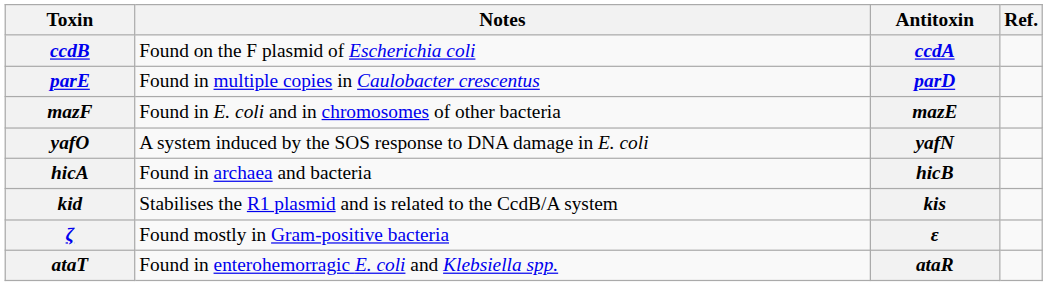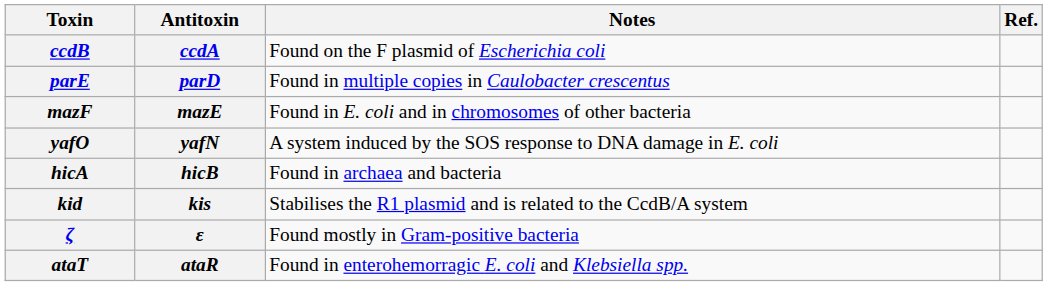columns swapped: (935, 19) <-> (502, 19)
